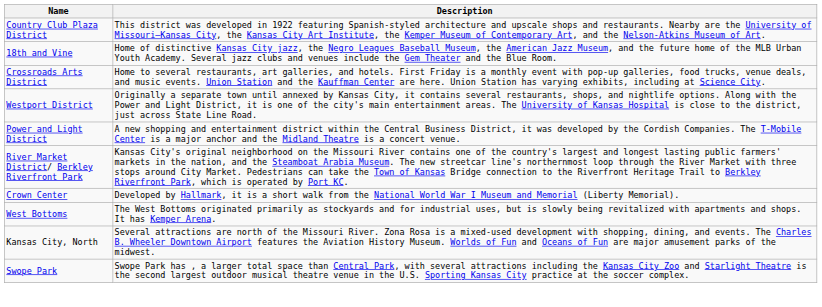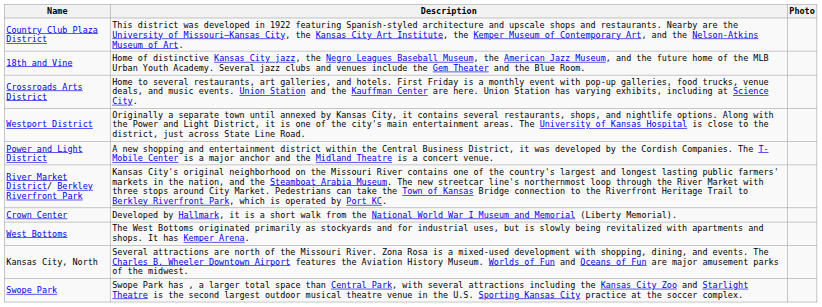+ column: (802, 11)
